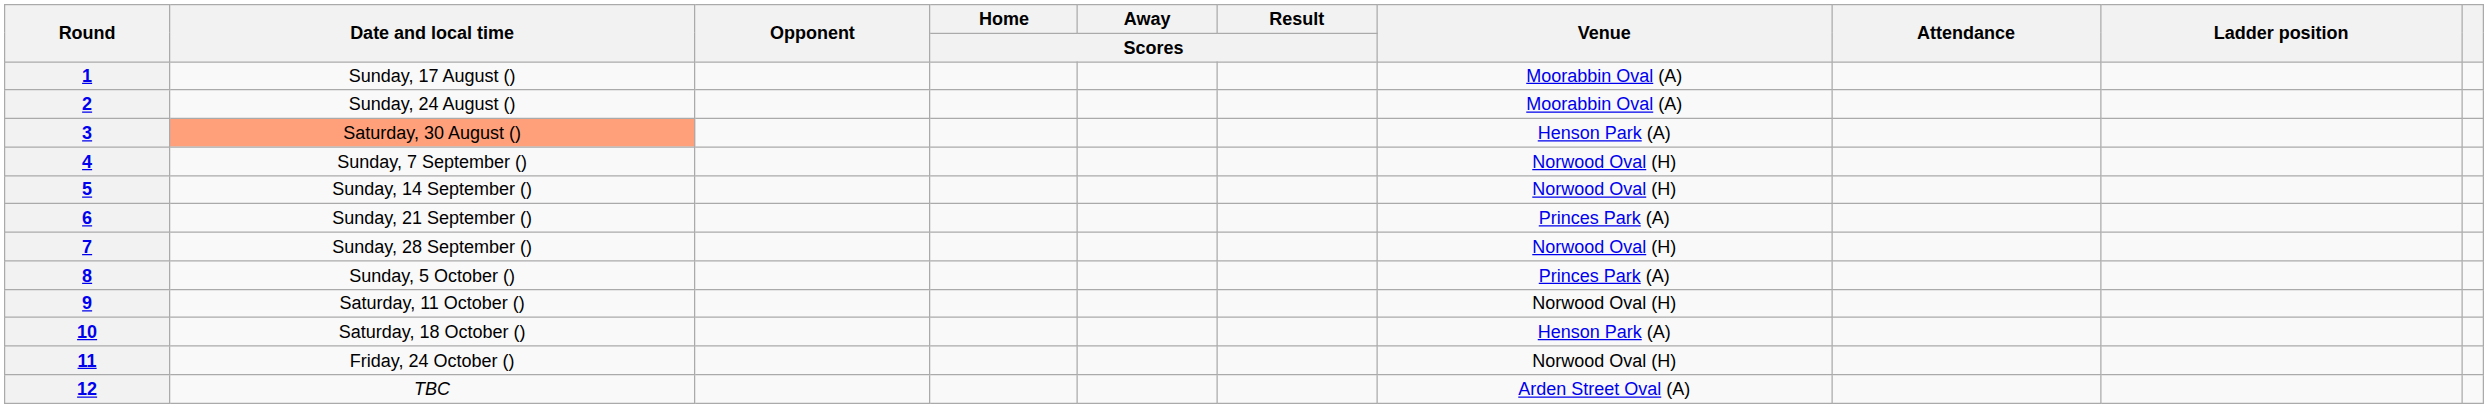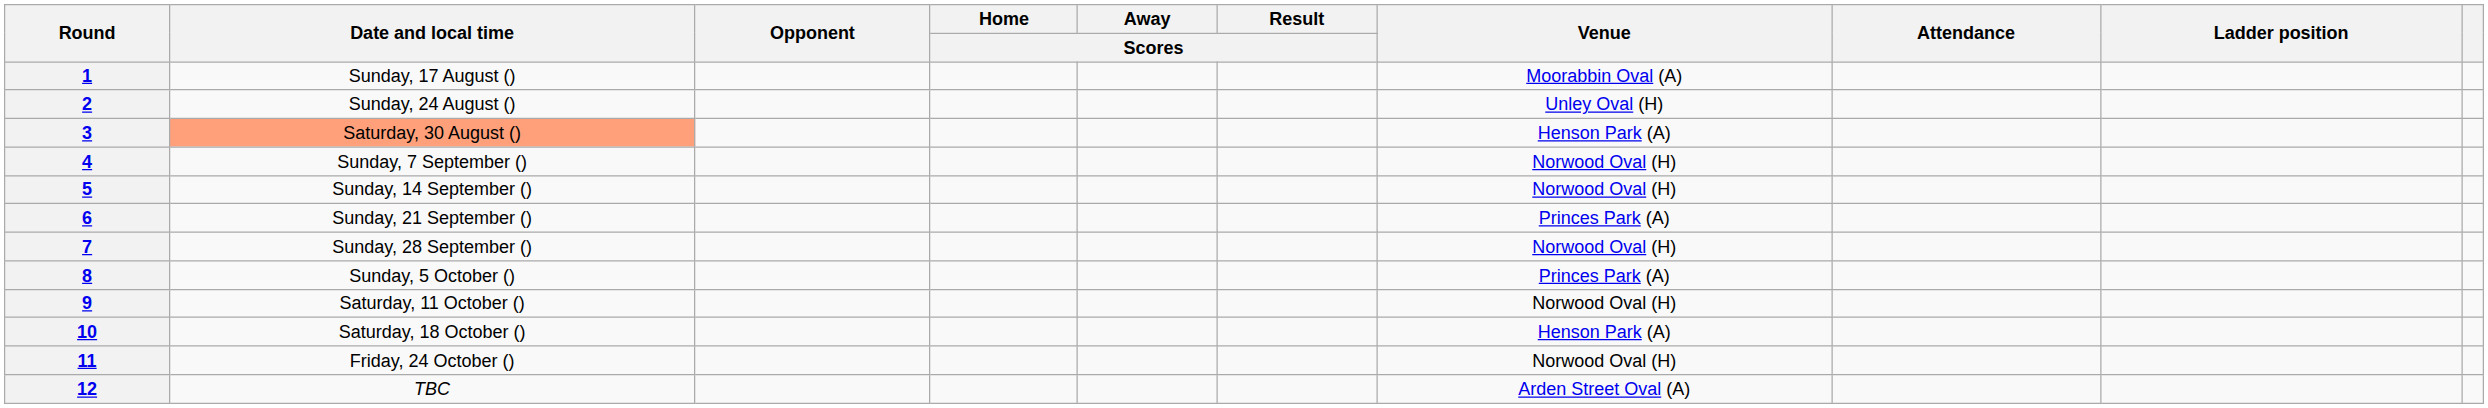(1604, 105) Moorabbin Oval (A) -> (1604, 105) Unley Oval (H)
